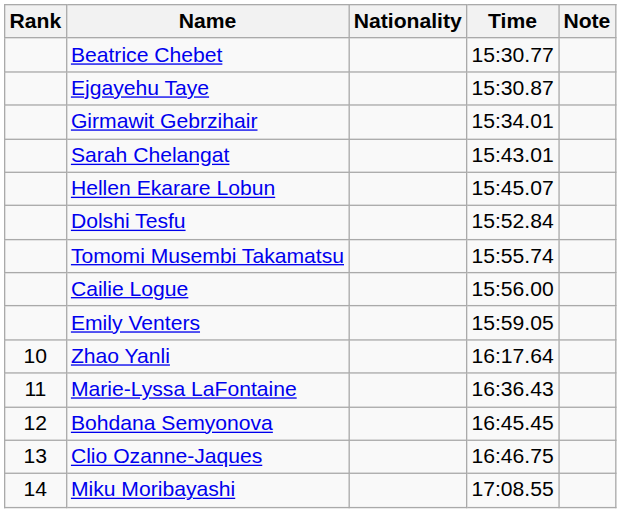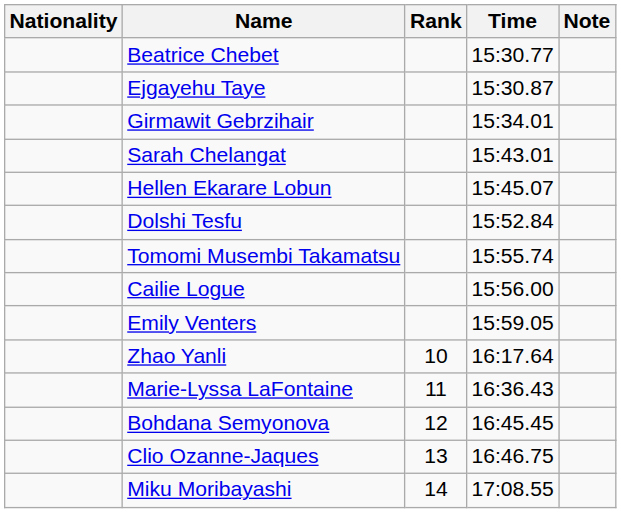columns swapped: (35, 21) <-> (408, 21)
